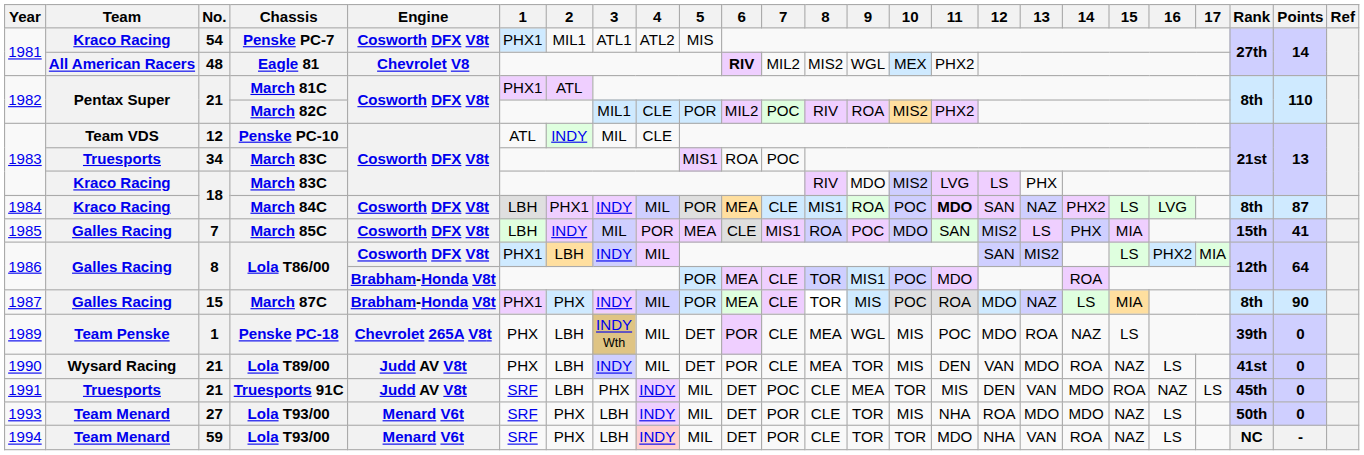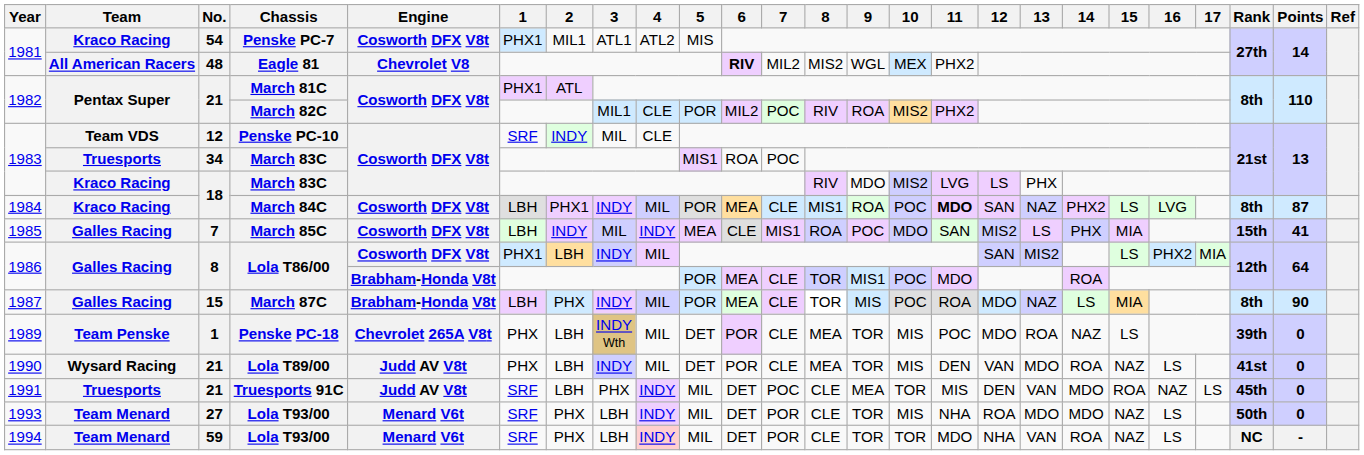(523, 135) ATL -> (523, 135) SRF
(657, 230) POR -> (657, 230) INDY
(523, 302) PHX1 -> (523, 302) LBH
(868, 334) WGL -> (868, 334) TOR
